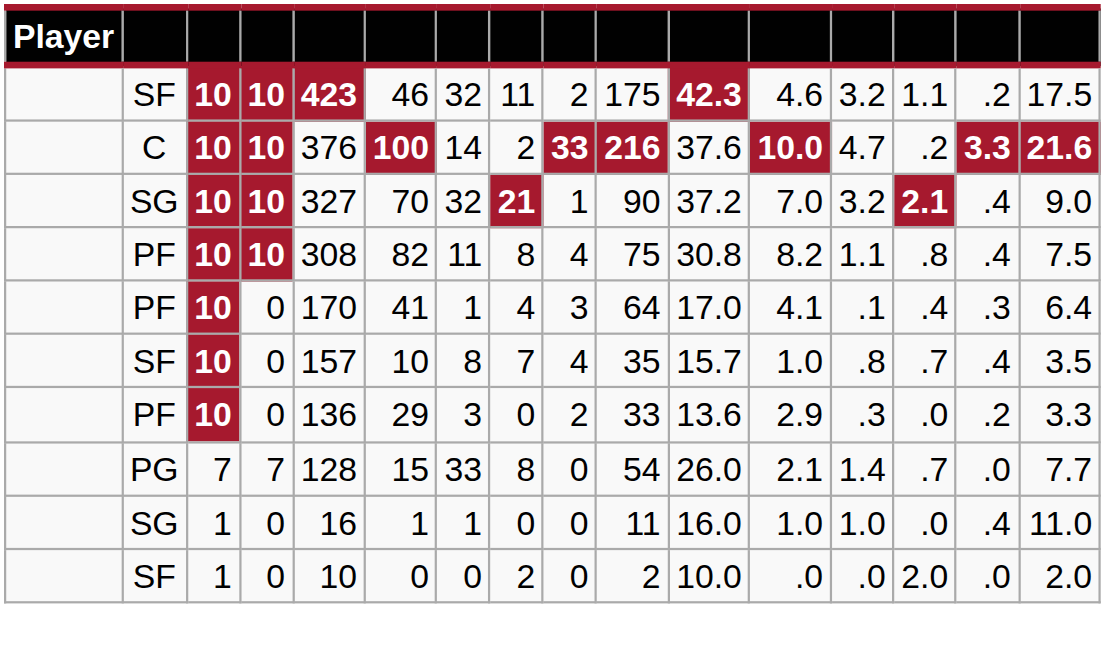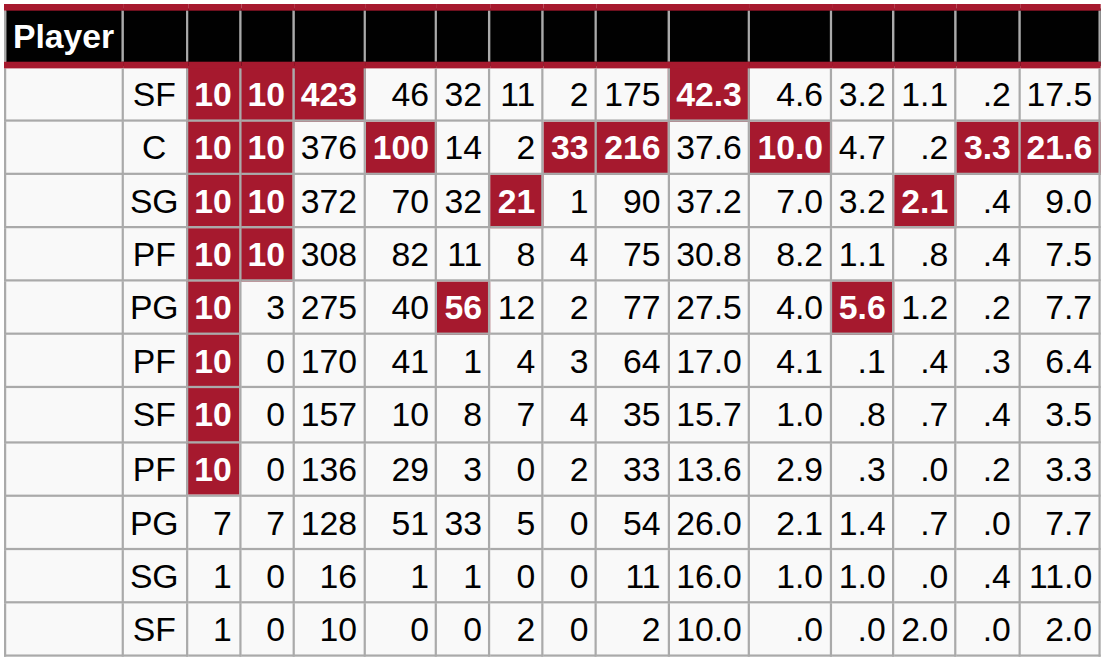(329, 201) 327 -> (329, 201) 372
+ row: (154, 308)
(410, 468) 15 -> (410, 522) 51
(526, 468) 8 -> (526, 522) 5
